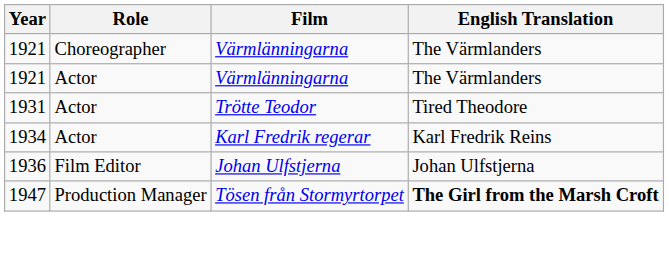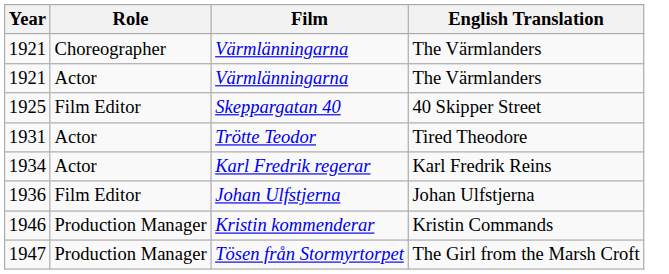+ row: (27, 107)
+ row: (27, 225)
(536, 195) bold -> (526, 254) normal
